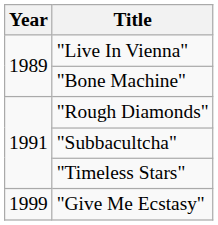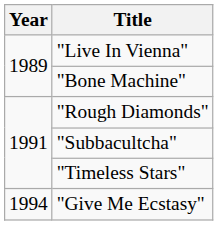(28, 204) 1999 -> (28, 204) 1994
